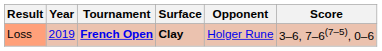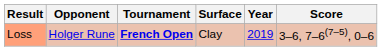columns swapped: (62, 13) <-> (240, 13)
(171, 34) bold -> (210, 34) normal
